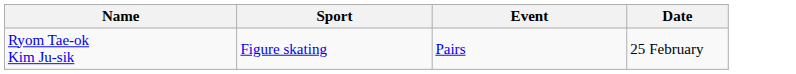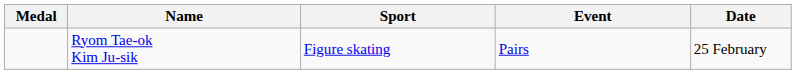+ column: (36, 16)
